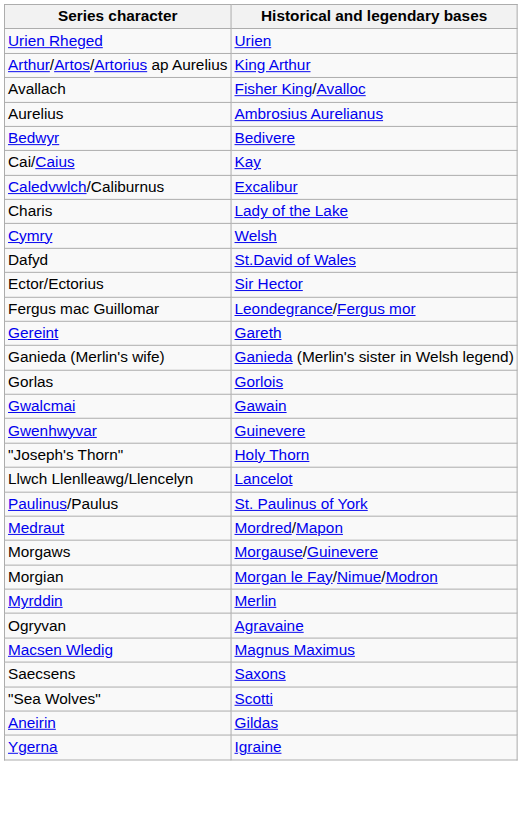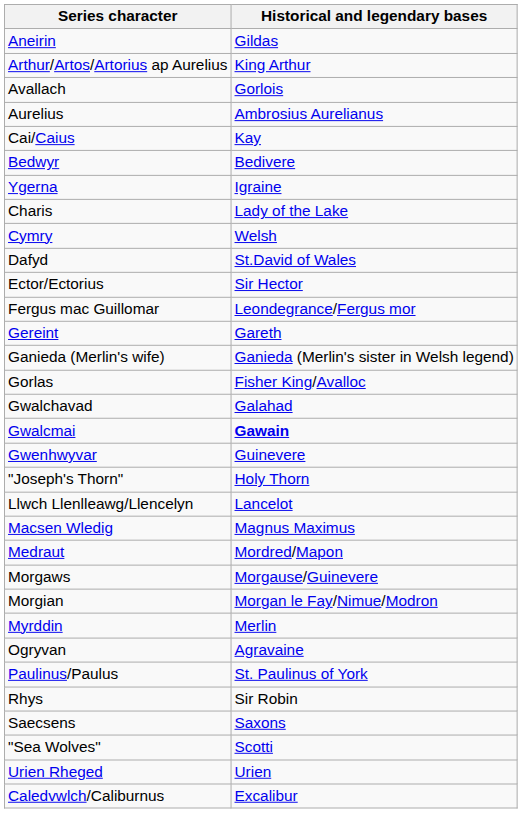rows swapped: (32, 723) <-> (55, 41)
(300, 89) Fisher King/Avalloc -> (259, 89) Gorlois
rows swapped: (34, 138) <-> (41, 162)
rows swapped: (86, 187) <-> (33, 747)
(259, 382) Gorlois -> (300, 382) Fisher King/Avalloc
+ row: (50, 406)
(261, 406) normal -> (262, 430) bold
rows swapped: (61, 650) <-> (63, 503)
+ row: (26, 698)
